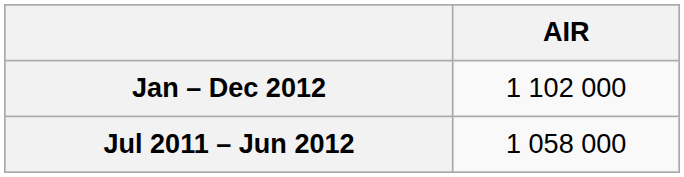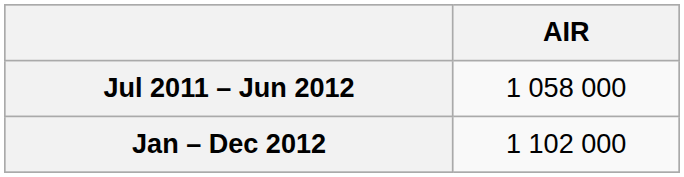rows swapped: (229, 88) <-> (229, 143)
